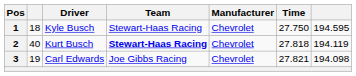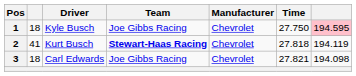(155, 28) Stewart-Haas Racing -> (148, 28) Joe Gibbs Racing
(331, 28) no background -> (331, 28) pink background
(35, 44) 40 -> (35, 44) 41
(35, 59) 19 -> (35, 59) 18
